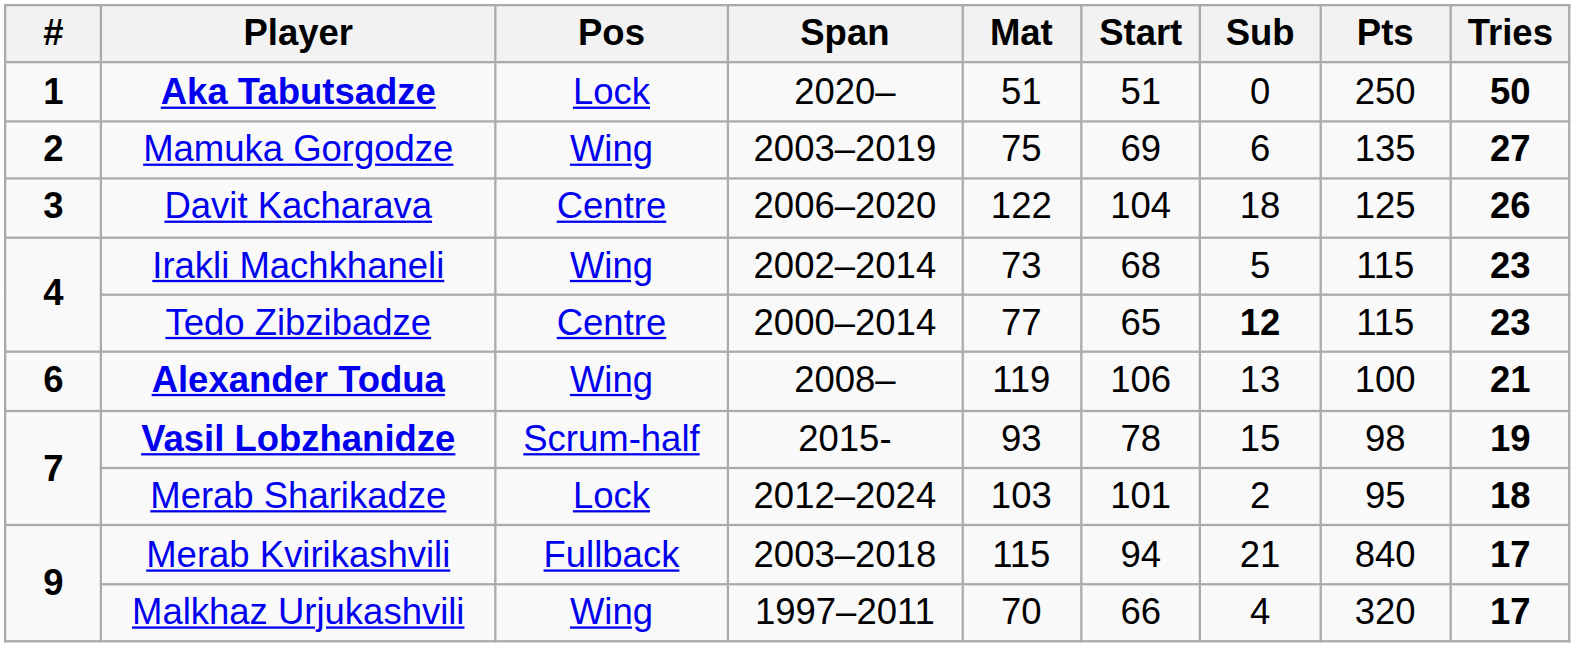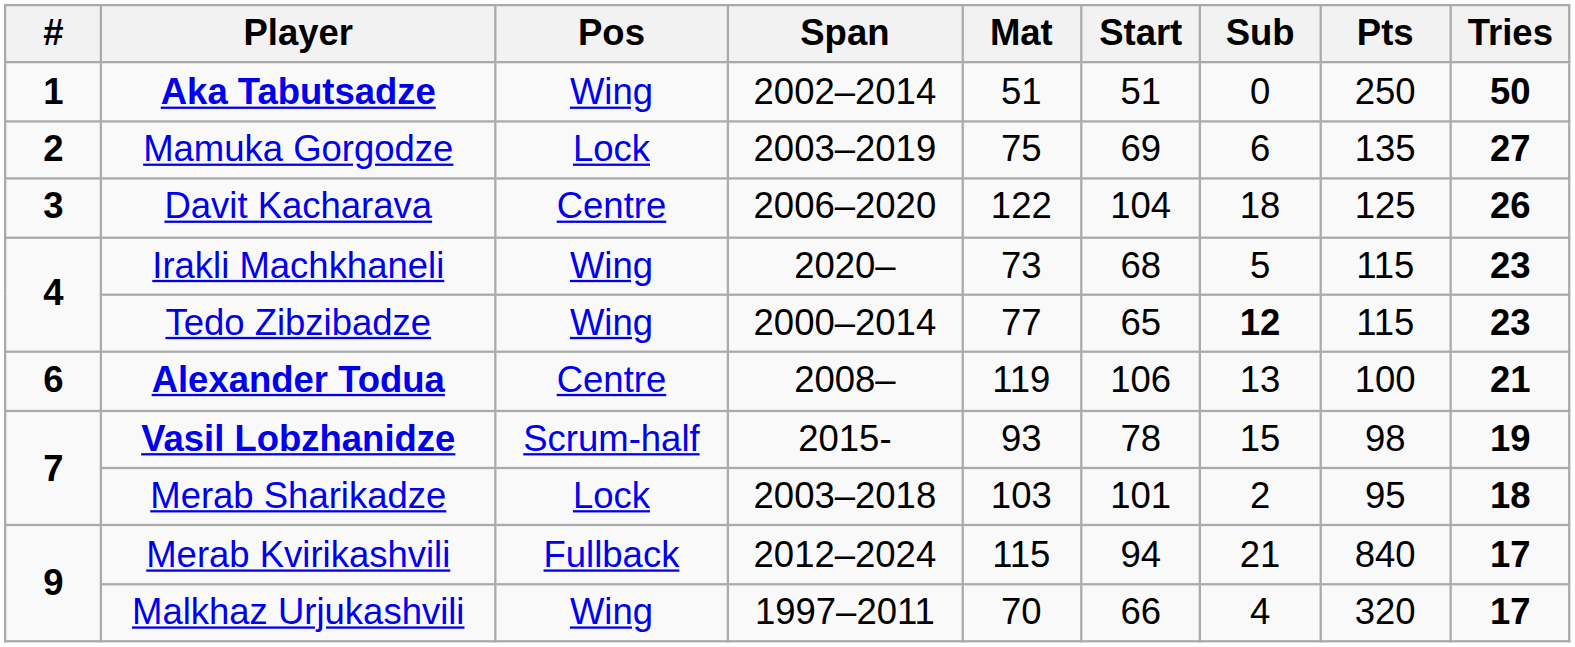(611, 91) Lock -> (611, 91) Wing
(845, 91) 2020– -> (845, 91) 2002–2014
(611, 149) Wing -> (611, 149) Lock
(845, 264) 2002–2014 -> (845, 264) 2020–
(611, 322) Centre -> (611, 322) Wing
(611, 380) Wing -> (611, 380) Centre
(845, 496) 2012–2024 -> (845, 496) 2003–2018
(845, 554) 2003–2018 -> (845, 554) 2012–2024
